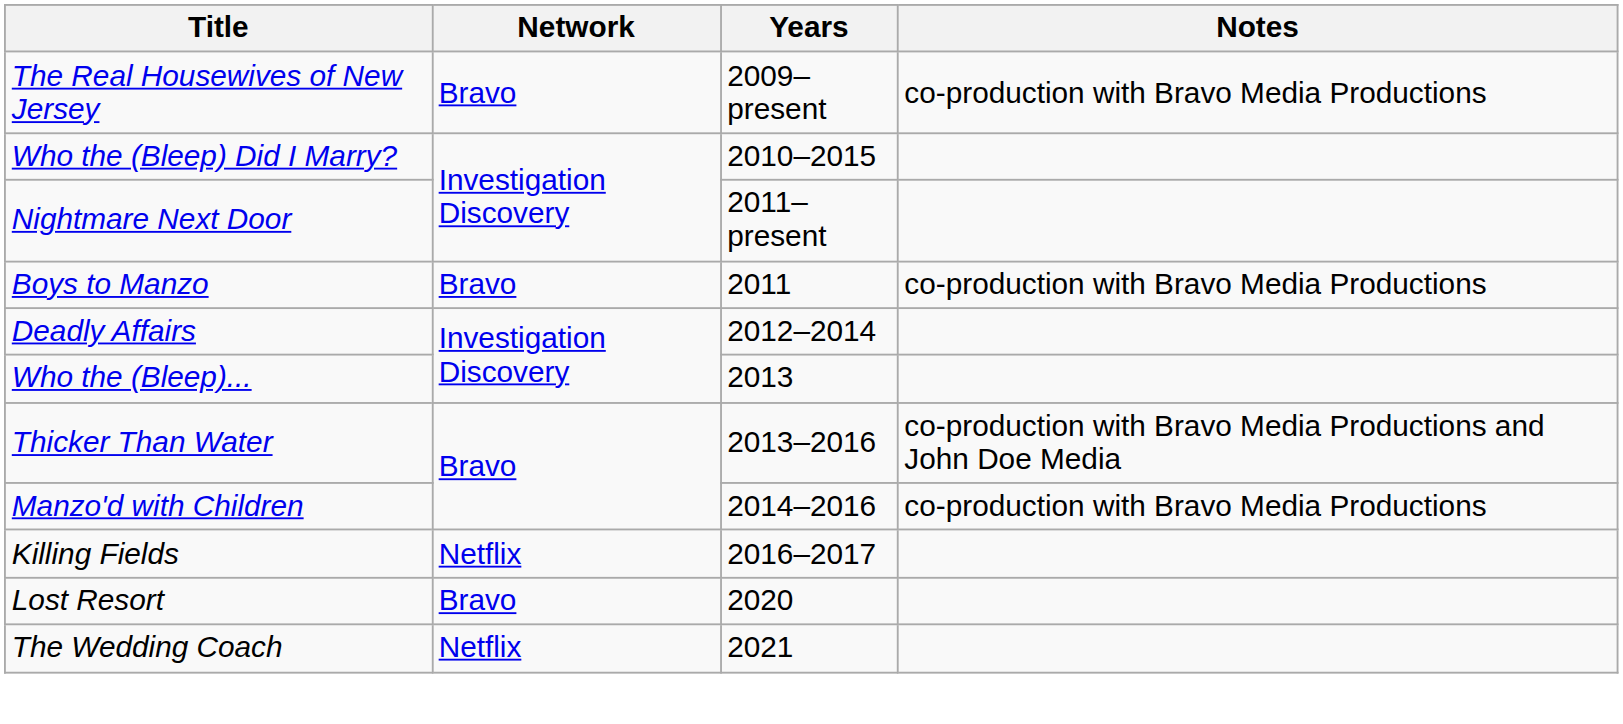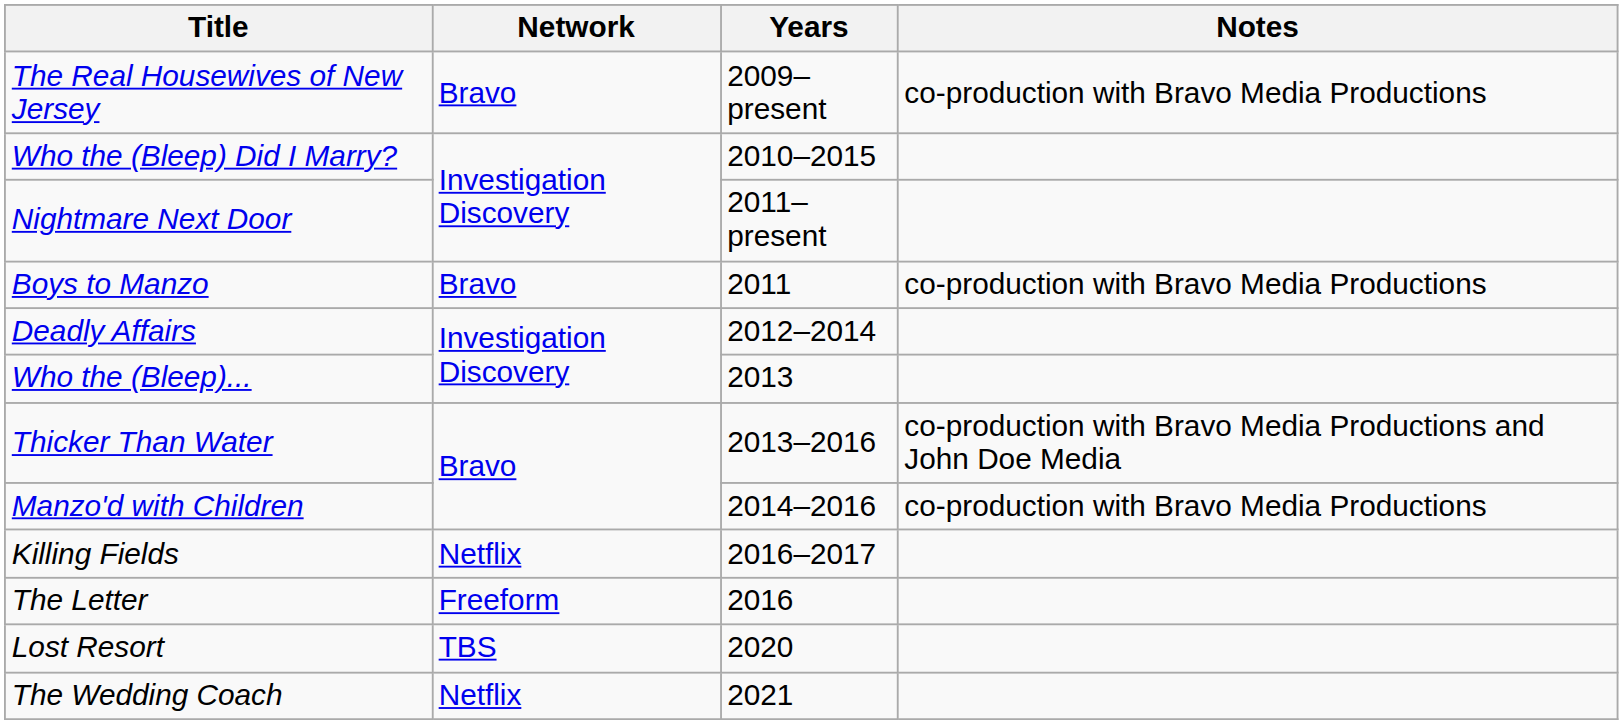+ row: (80, 600)
(478, 600) Bravo -> (468, 647) TBS
